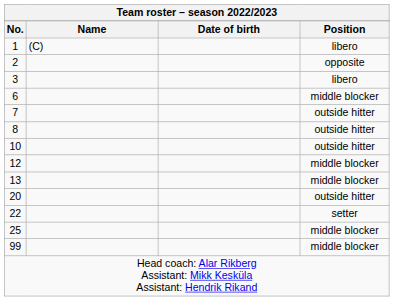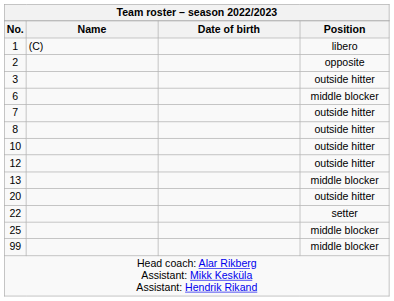(345, 79) libero -> (345, 79) outside hitter
(345, 163) middle blocker -> (345, 163) outside hitter
